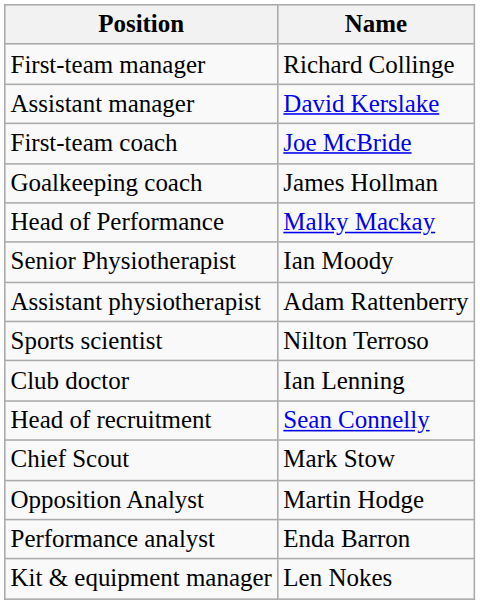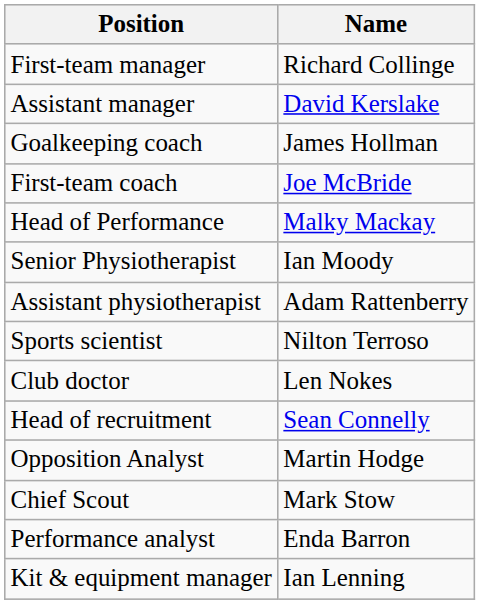rows swapped: (94, 143) <-> (107, 182)
(344, 380) Ian Lenning -> (338, 380) Len Nokes
rows swapped: (70, 459) <-> (107, 499)
(338, 578) Len Nokes -> (344, 578) Ian Lenning
